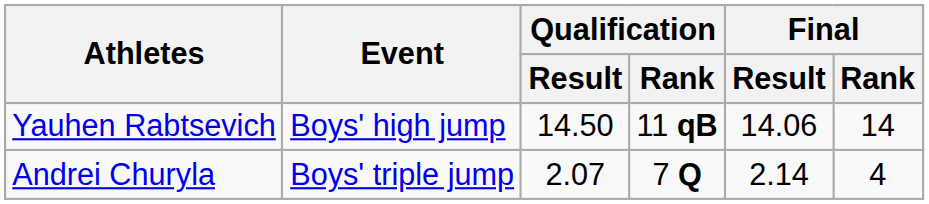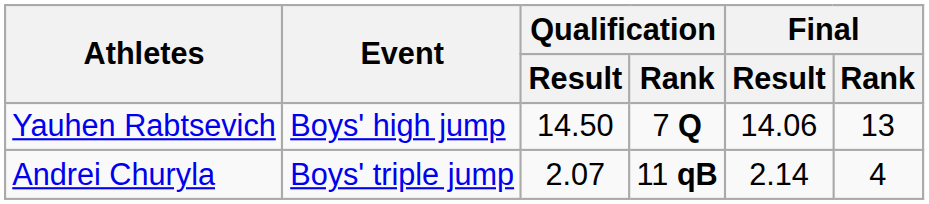(677, 127) 11 qB -> (677, 127) 7 Q
(878, 127) 14 -> (878, 127) 13
(677, 175) 7 Q -> (677, 175) 11 qB
